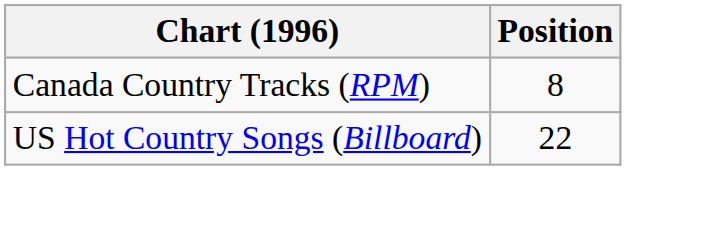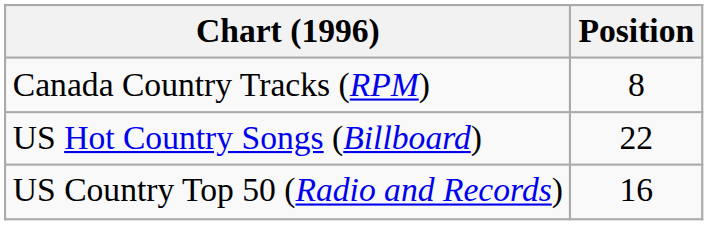+ row: (288, 191)
